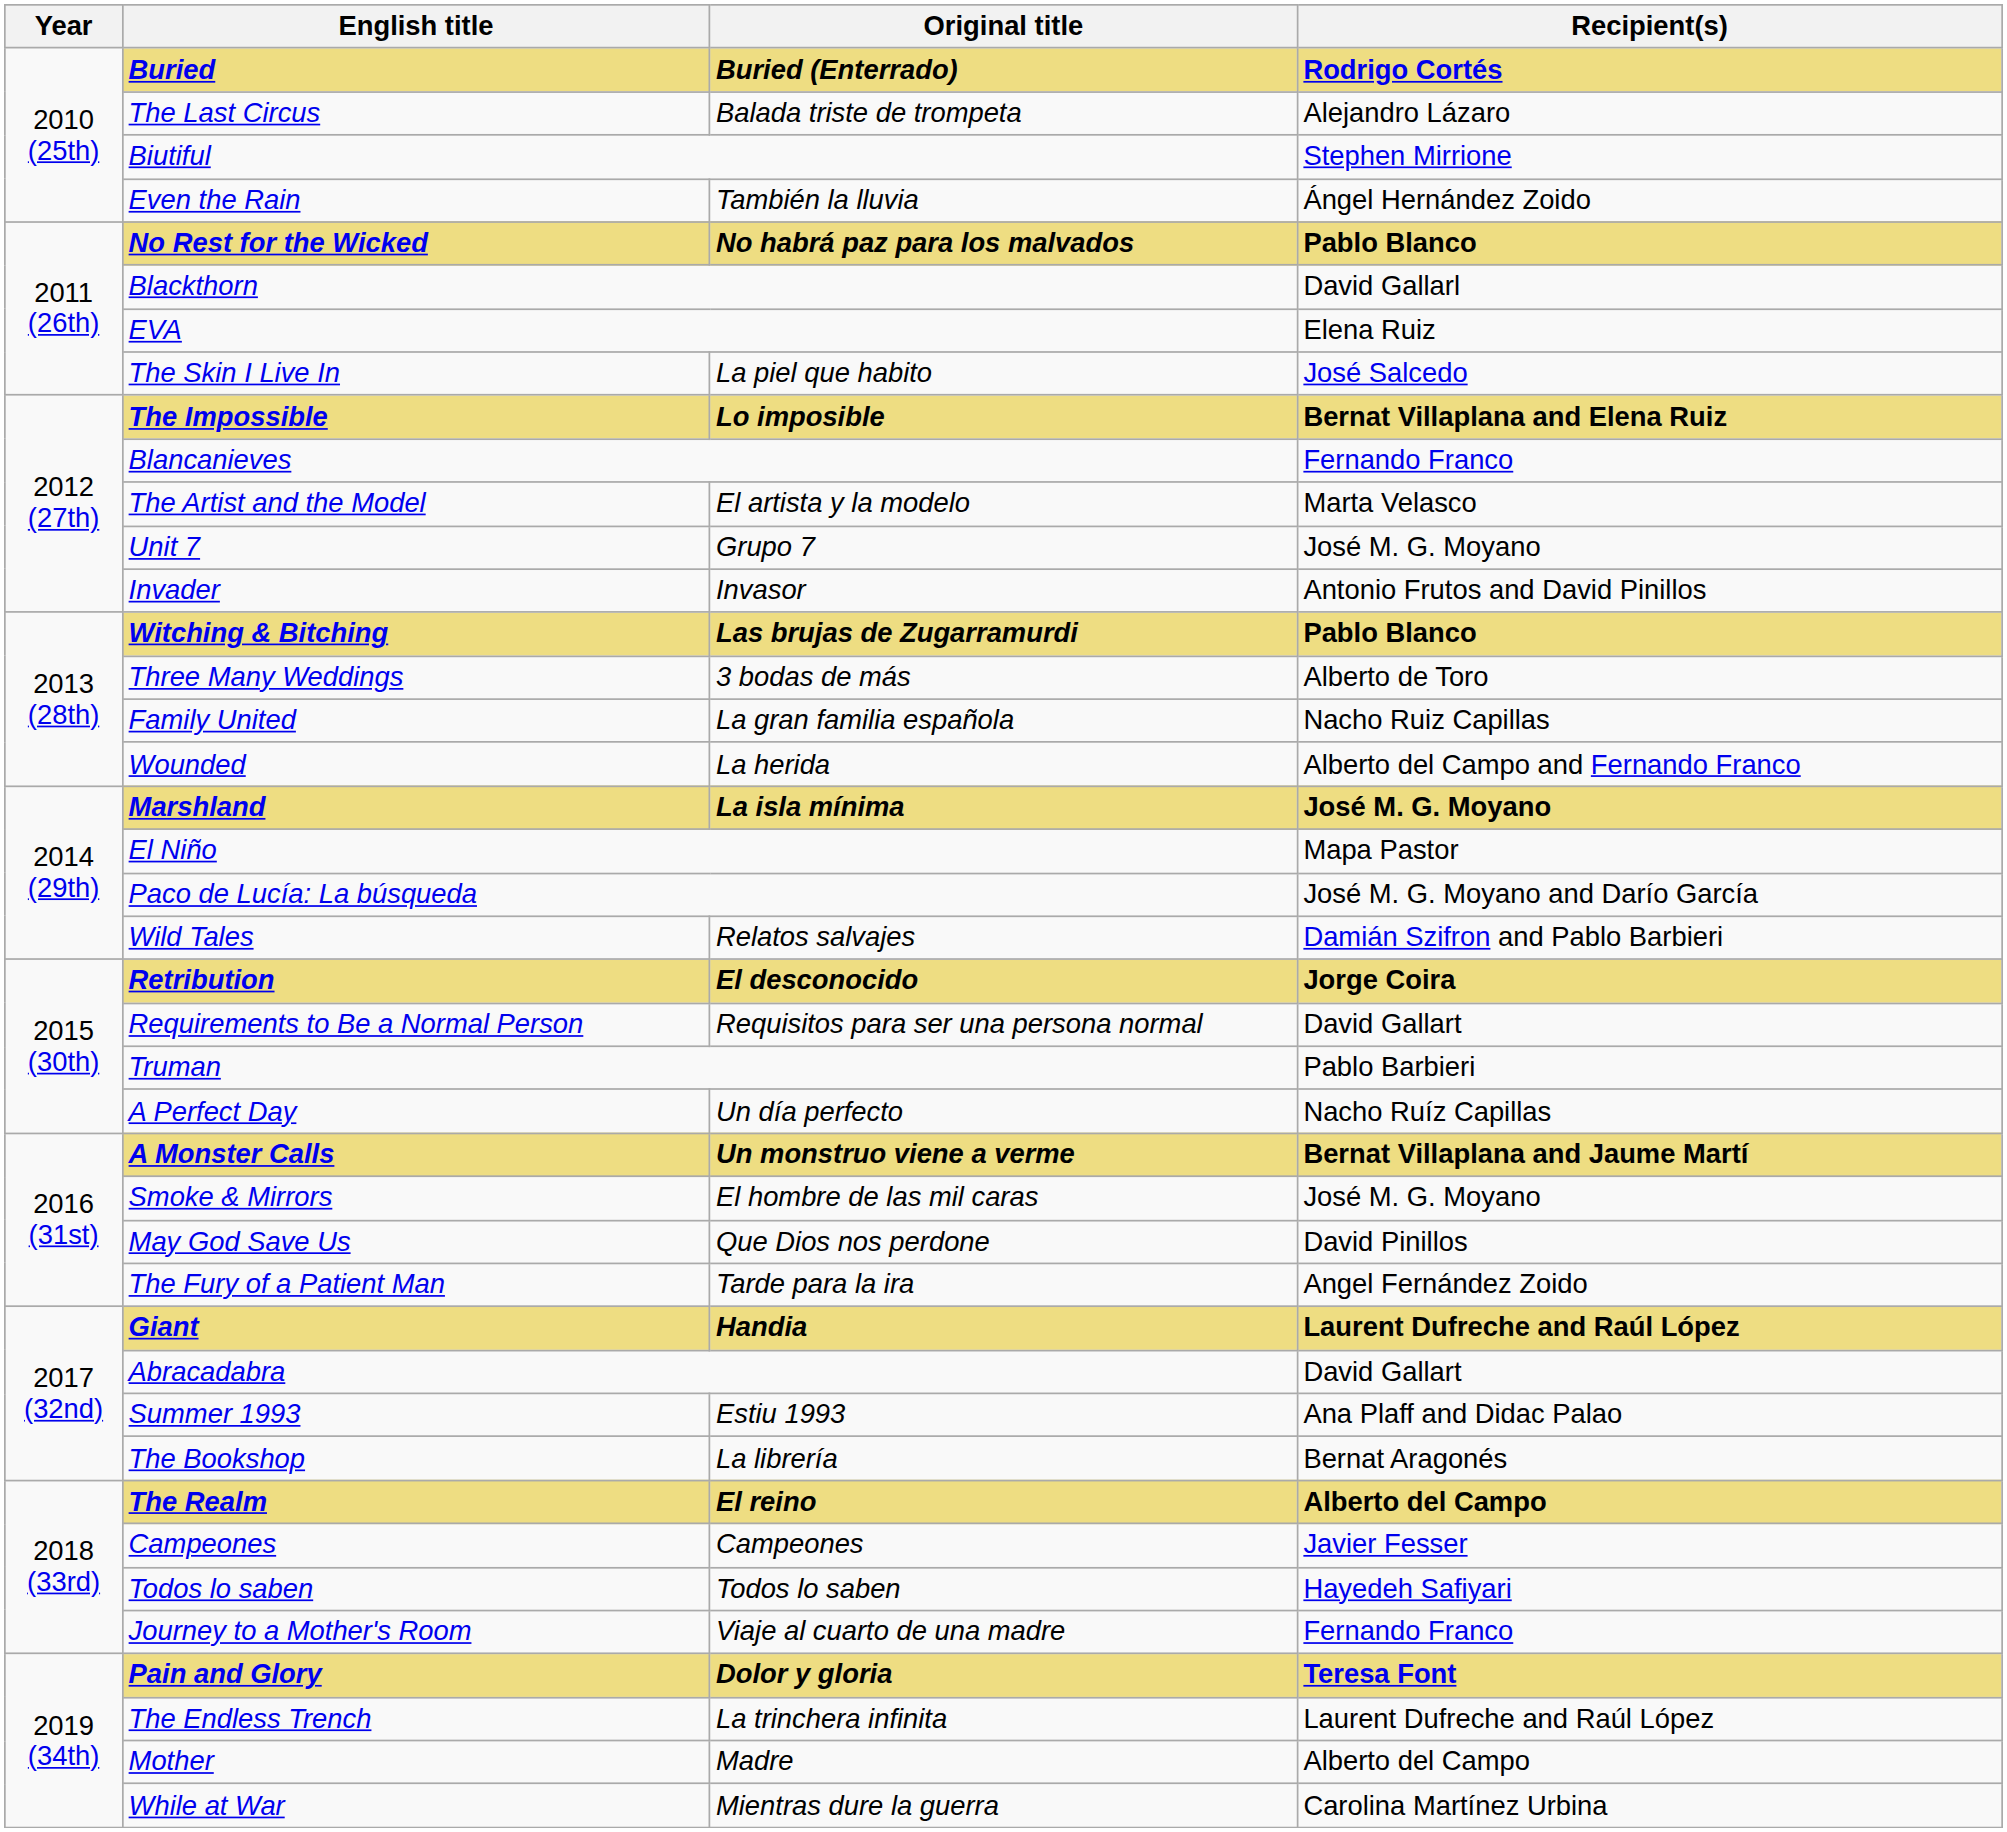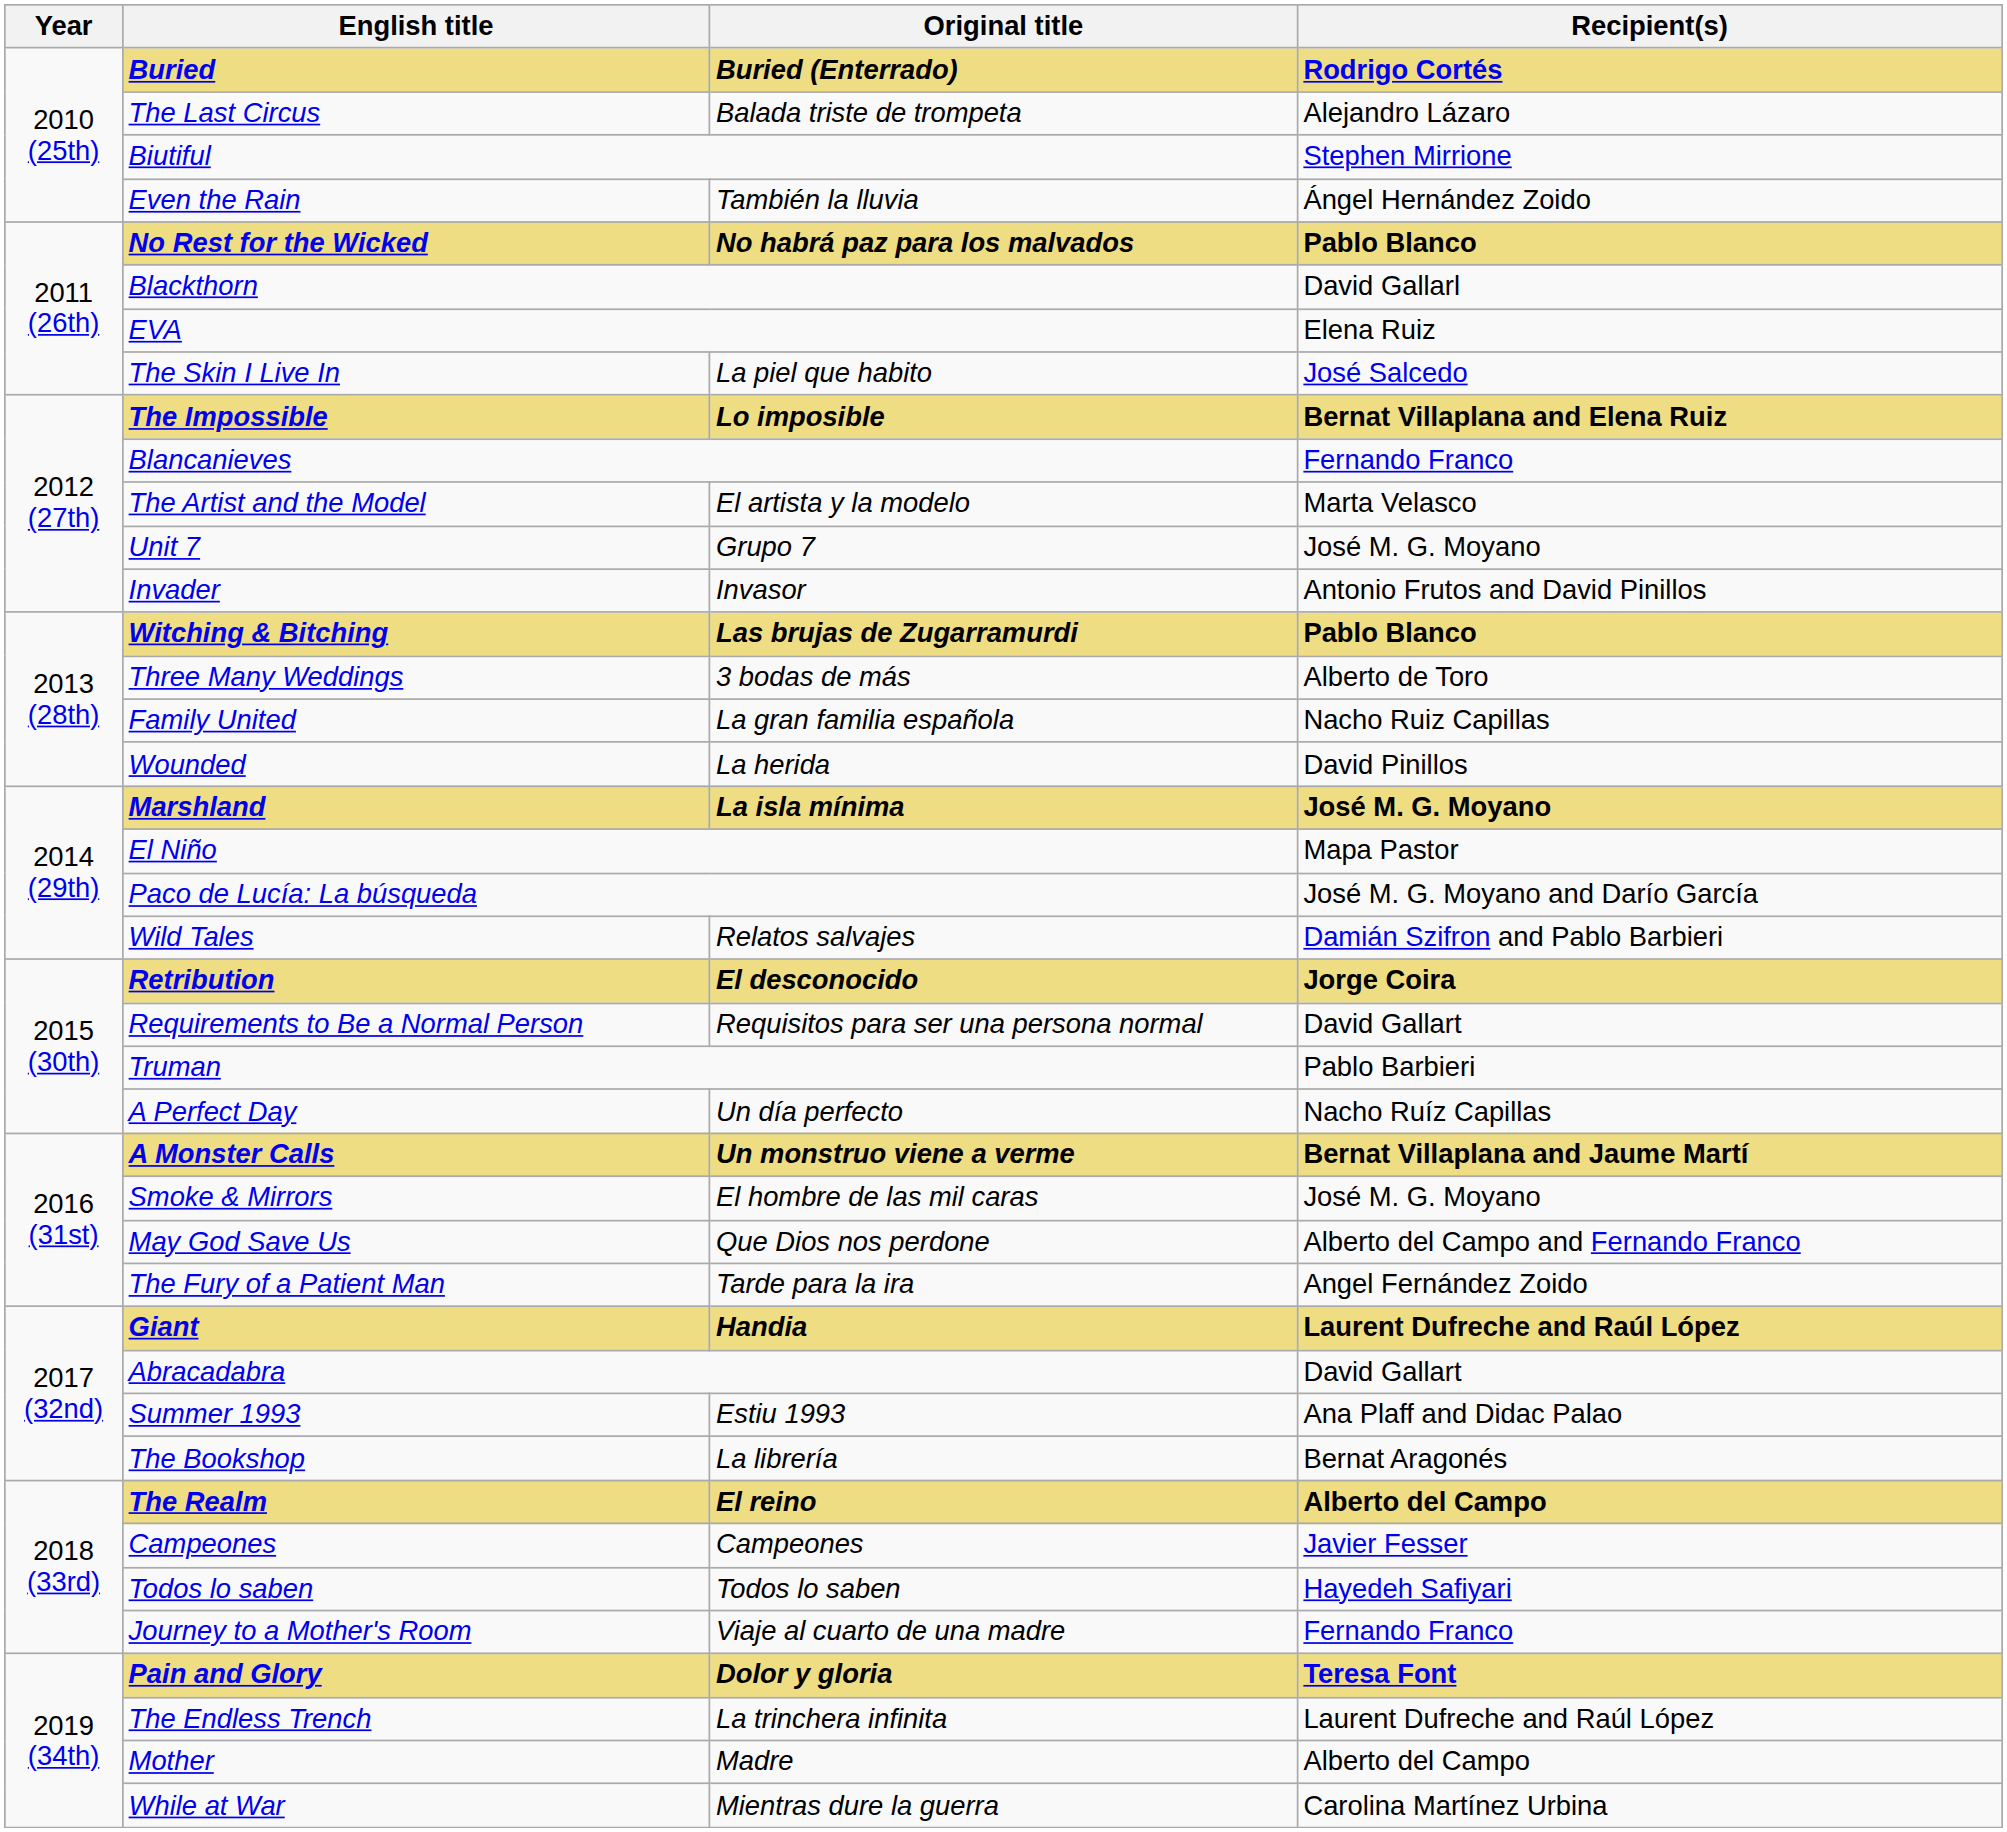(1552, 763) Alberto del Campo and Fernando Franco -> (1386, 763) David Pinillos
(1386, 1241) David Pinillos -> (1552, 1241) Alberto del Campo and Fernando Franco
